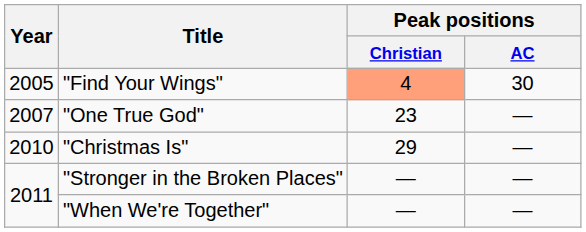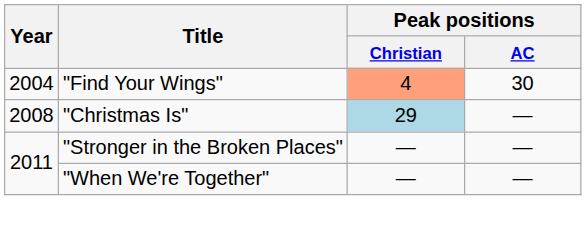(31, 83) 2005 -> (31, 83) 2004
- row: (133, 115)
(31, 147) 2010 -> (31, 115) 2008
(406, 147) no background -> (406, 115) lightblue background
